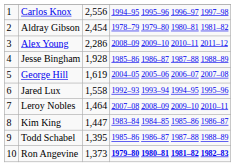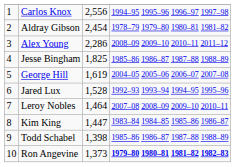(96, 59) 1,928 -> (96, 59) 1,825
(96, 91) 1,558 -> (96, 91) 1,528
(96, 138) 1,395 -> (96, 138) 1,398
